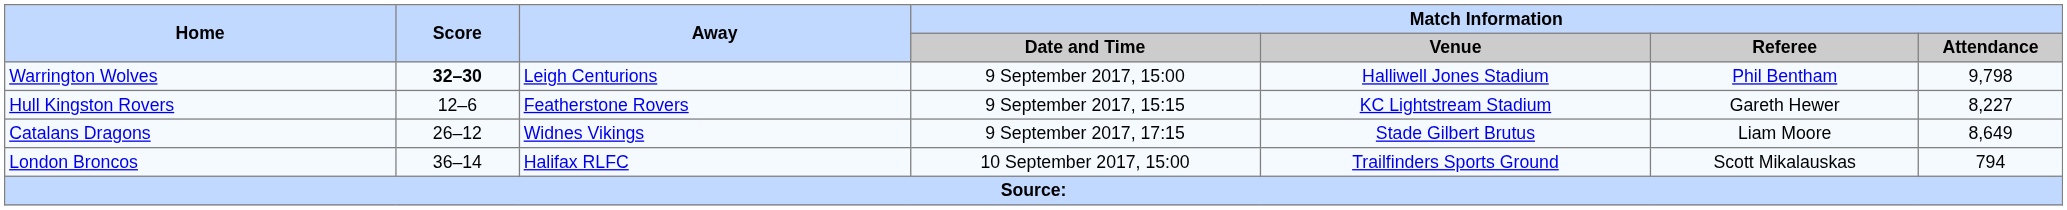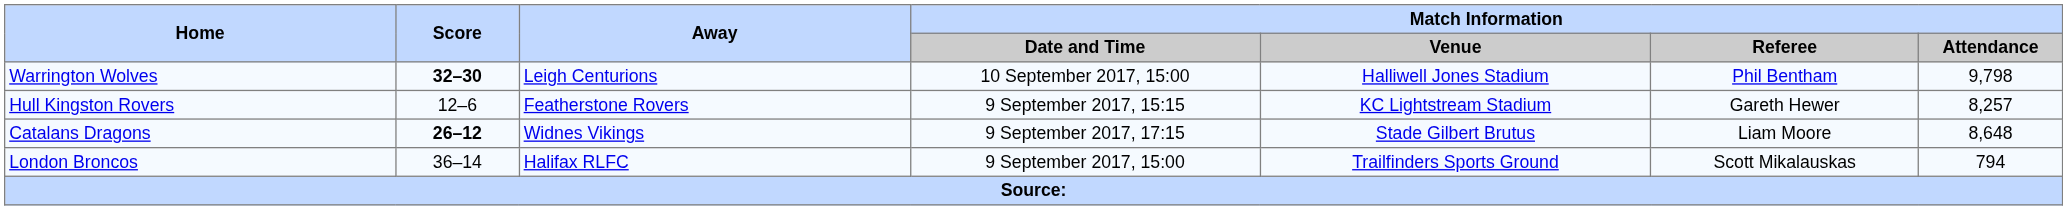(1085, 76) 9 September 2017, 15:00 -> (1085, 76) 10 September 2017, 15:00
(1991, 105) 8,227 -> (1991, 105) 8,257
(457, 133) normal -> (457, 133) bold
(1991, 133) 8,649 -> (1991, 133) 8,648
(1085, 162) 10 September 2017, 15:00 -> (1085, 162) 9 September 2017, 15:00
